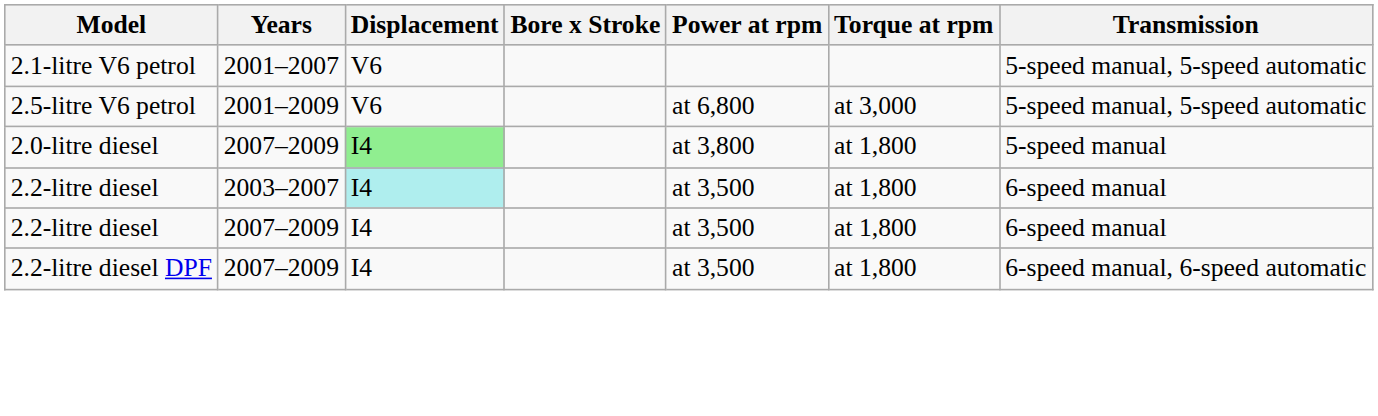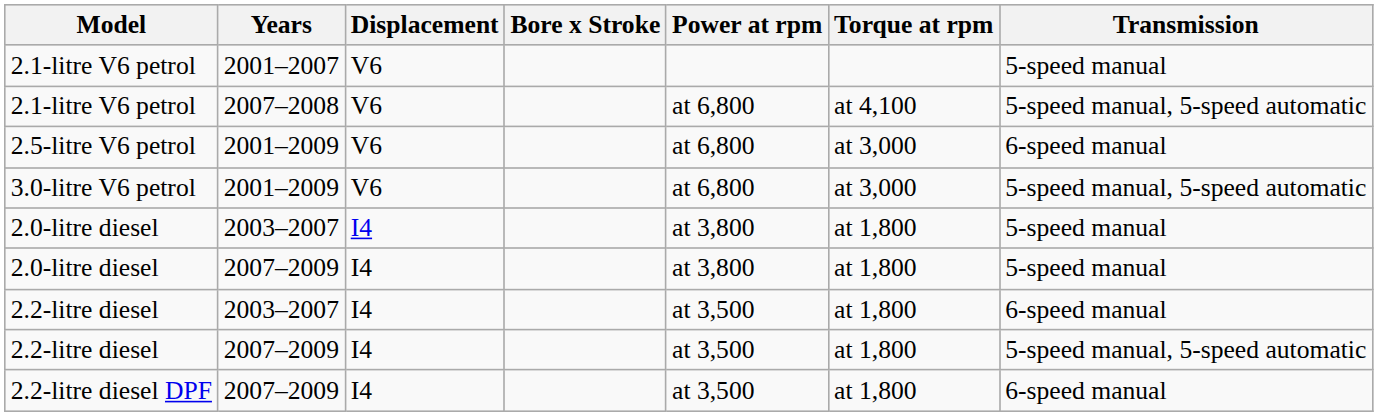(1186, 65) 5-speed manual, 5-speed automatic -> (1086, 65) 5-speed manual
+ row: (103, 106)
(1186, 106) 5-speed manual, 5-speed automatic -> (1086, 146) 6-speed manual
+ row: (103, 187)
+ row: (85, 227)
(361, 146) lightgreen background -> (361, 268) no background
(361, 187) paleturquoise background -> (361, 308) no background
(1086, 227) 6-speed manual -> (1186, 349) 5-speed manual, 5-speed automatic
(1186, 268) 6-speed manual, 6-speed automatic -> (1086, 390) 6-speed manual
